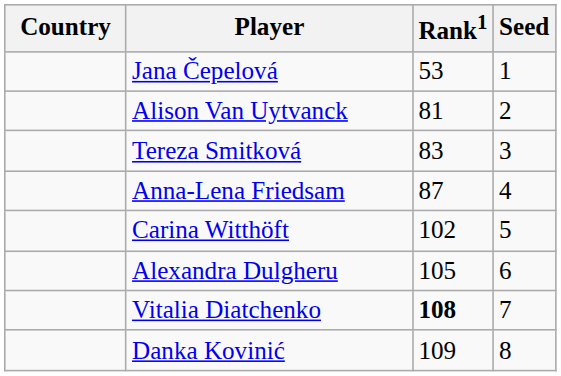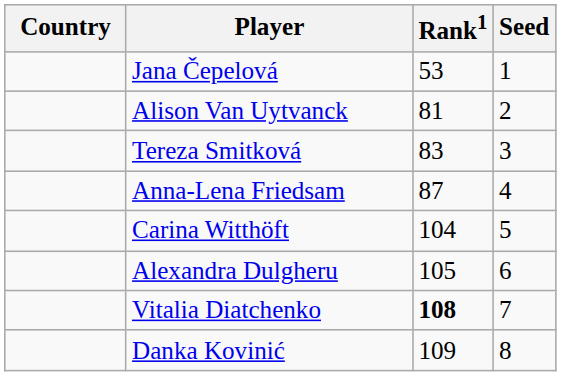(437, 230) 102 -> (437, 230) 104
